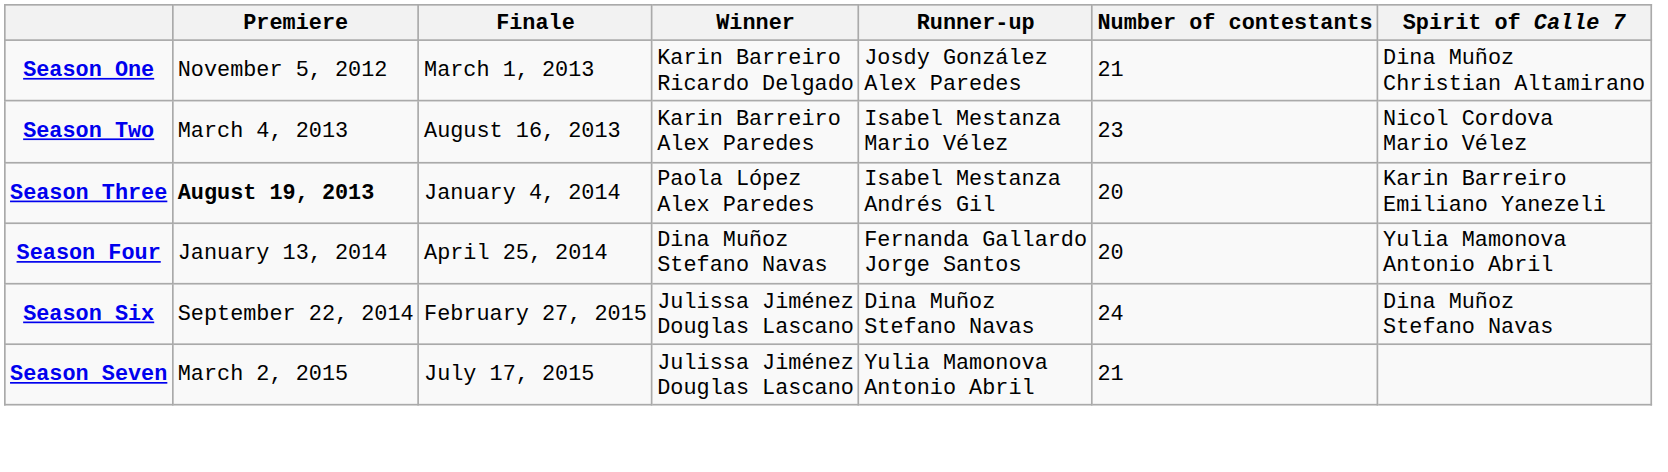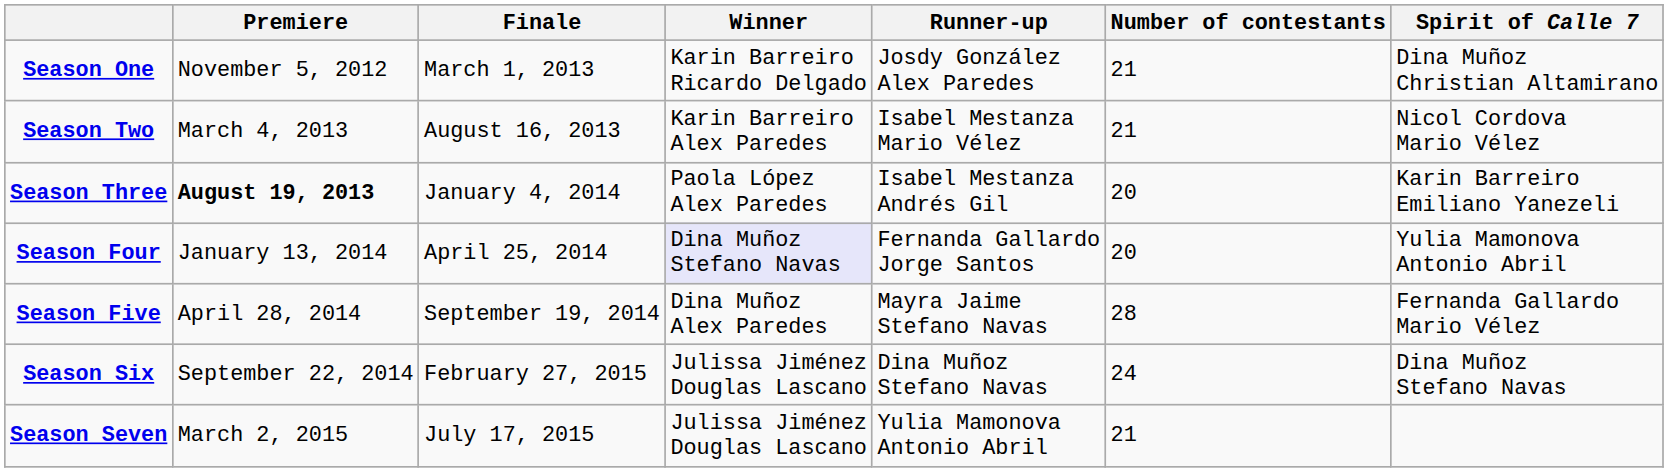(1111, 132) 23 -> (1124, 132) 21
(742, 253) no background -> (756, 253) lavender background
+ row: (89, 314)
